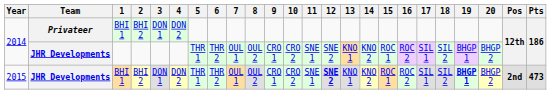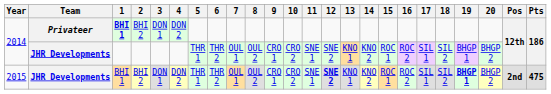(122, 30) normal -> (122, 30) bold
(536, 77) 473 -> (536, 77) 475
